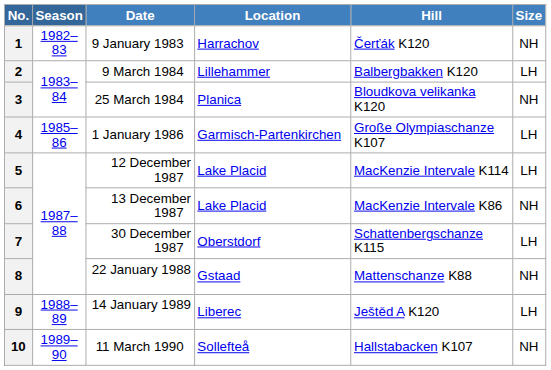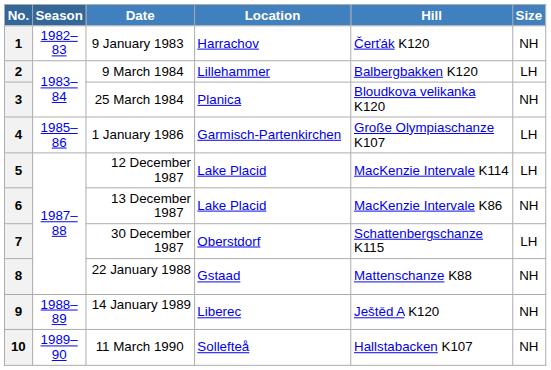(529, 311) LH -> (529, 311) NH
